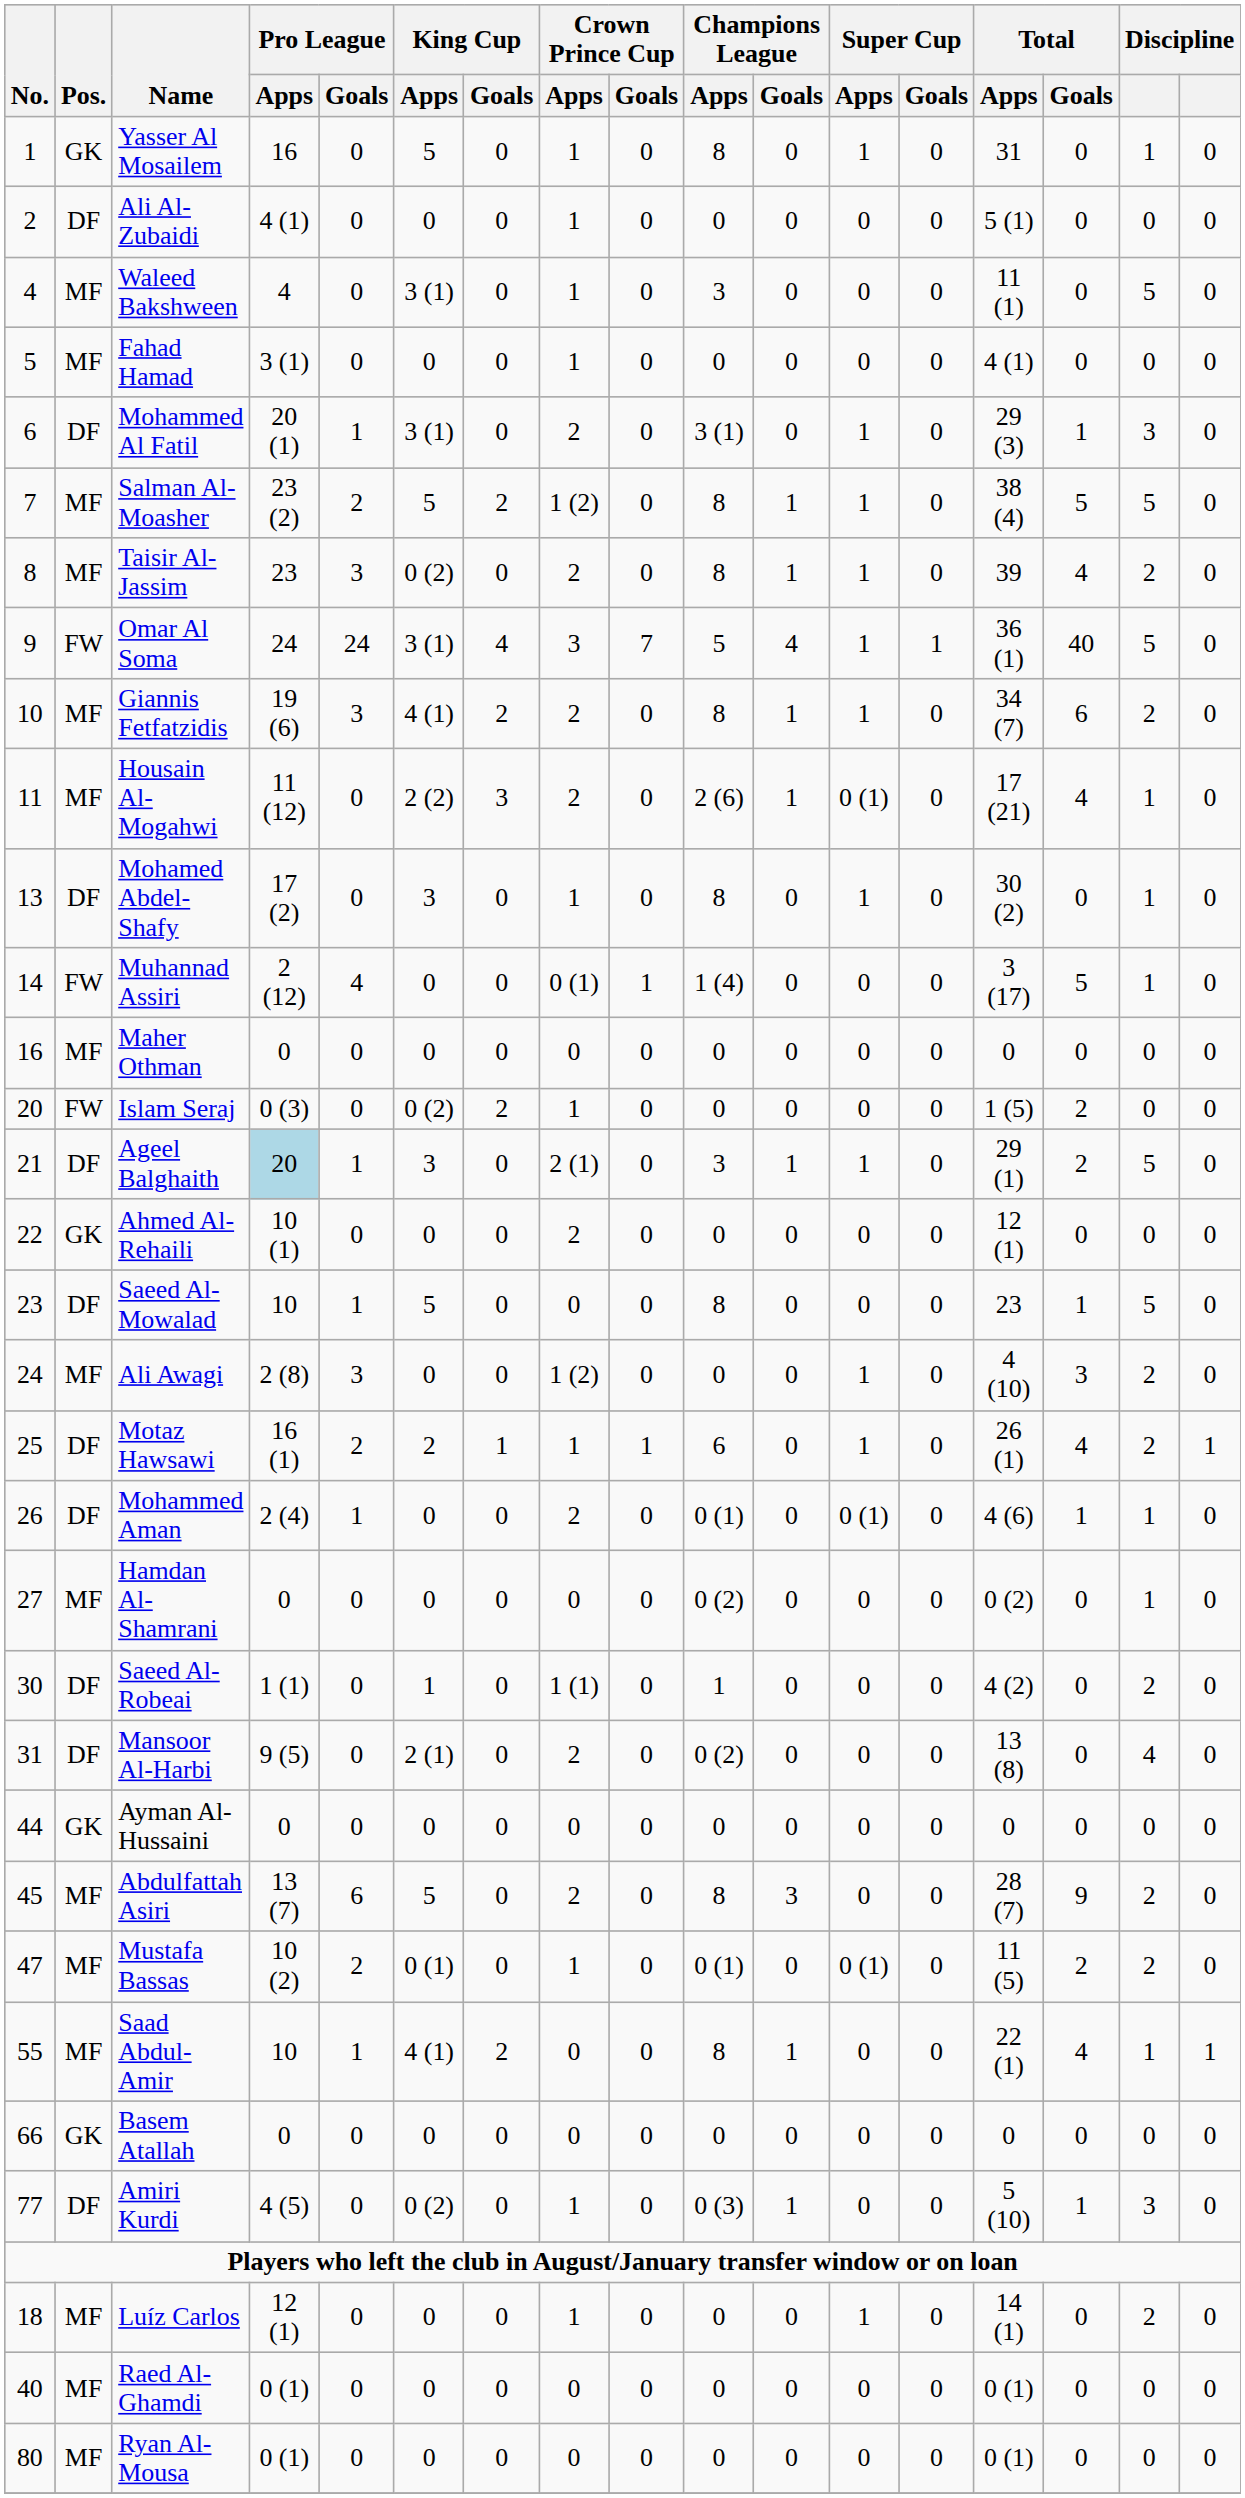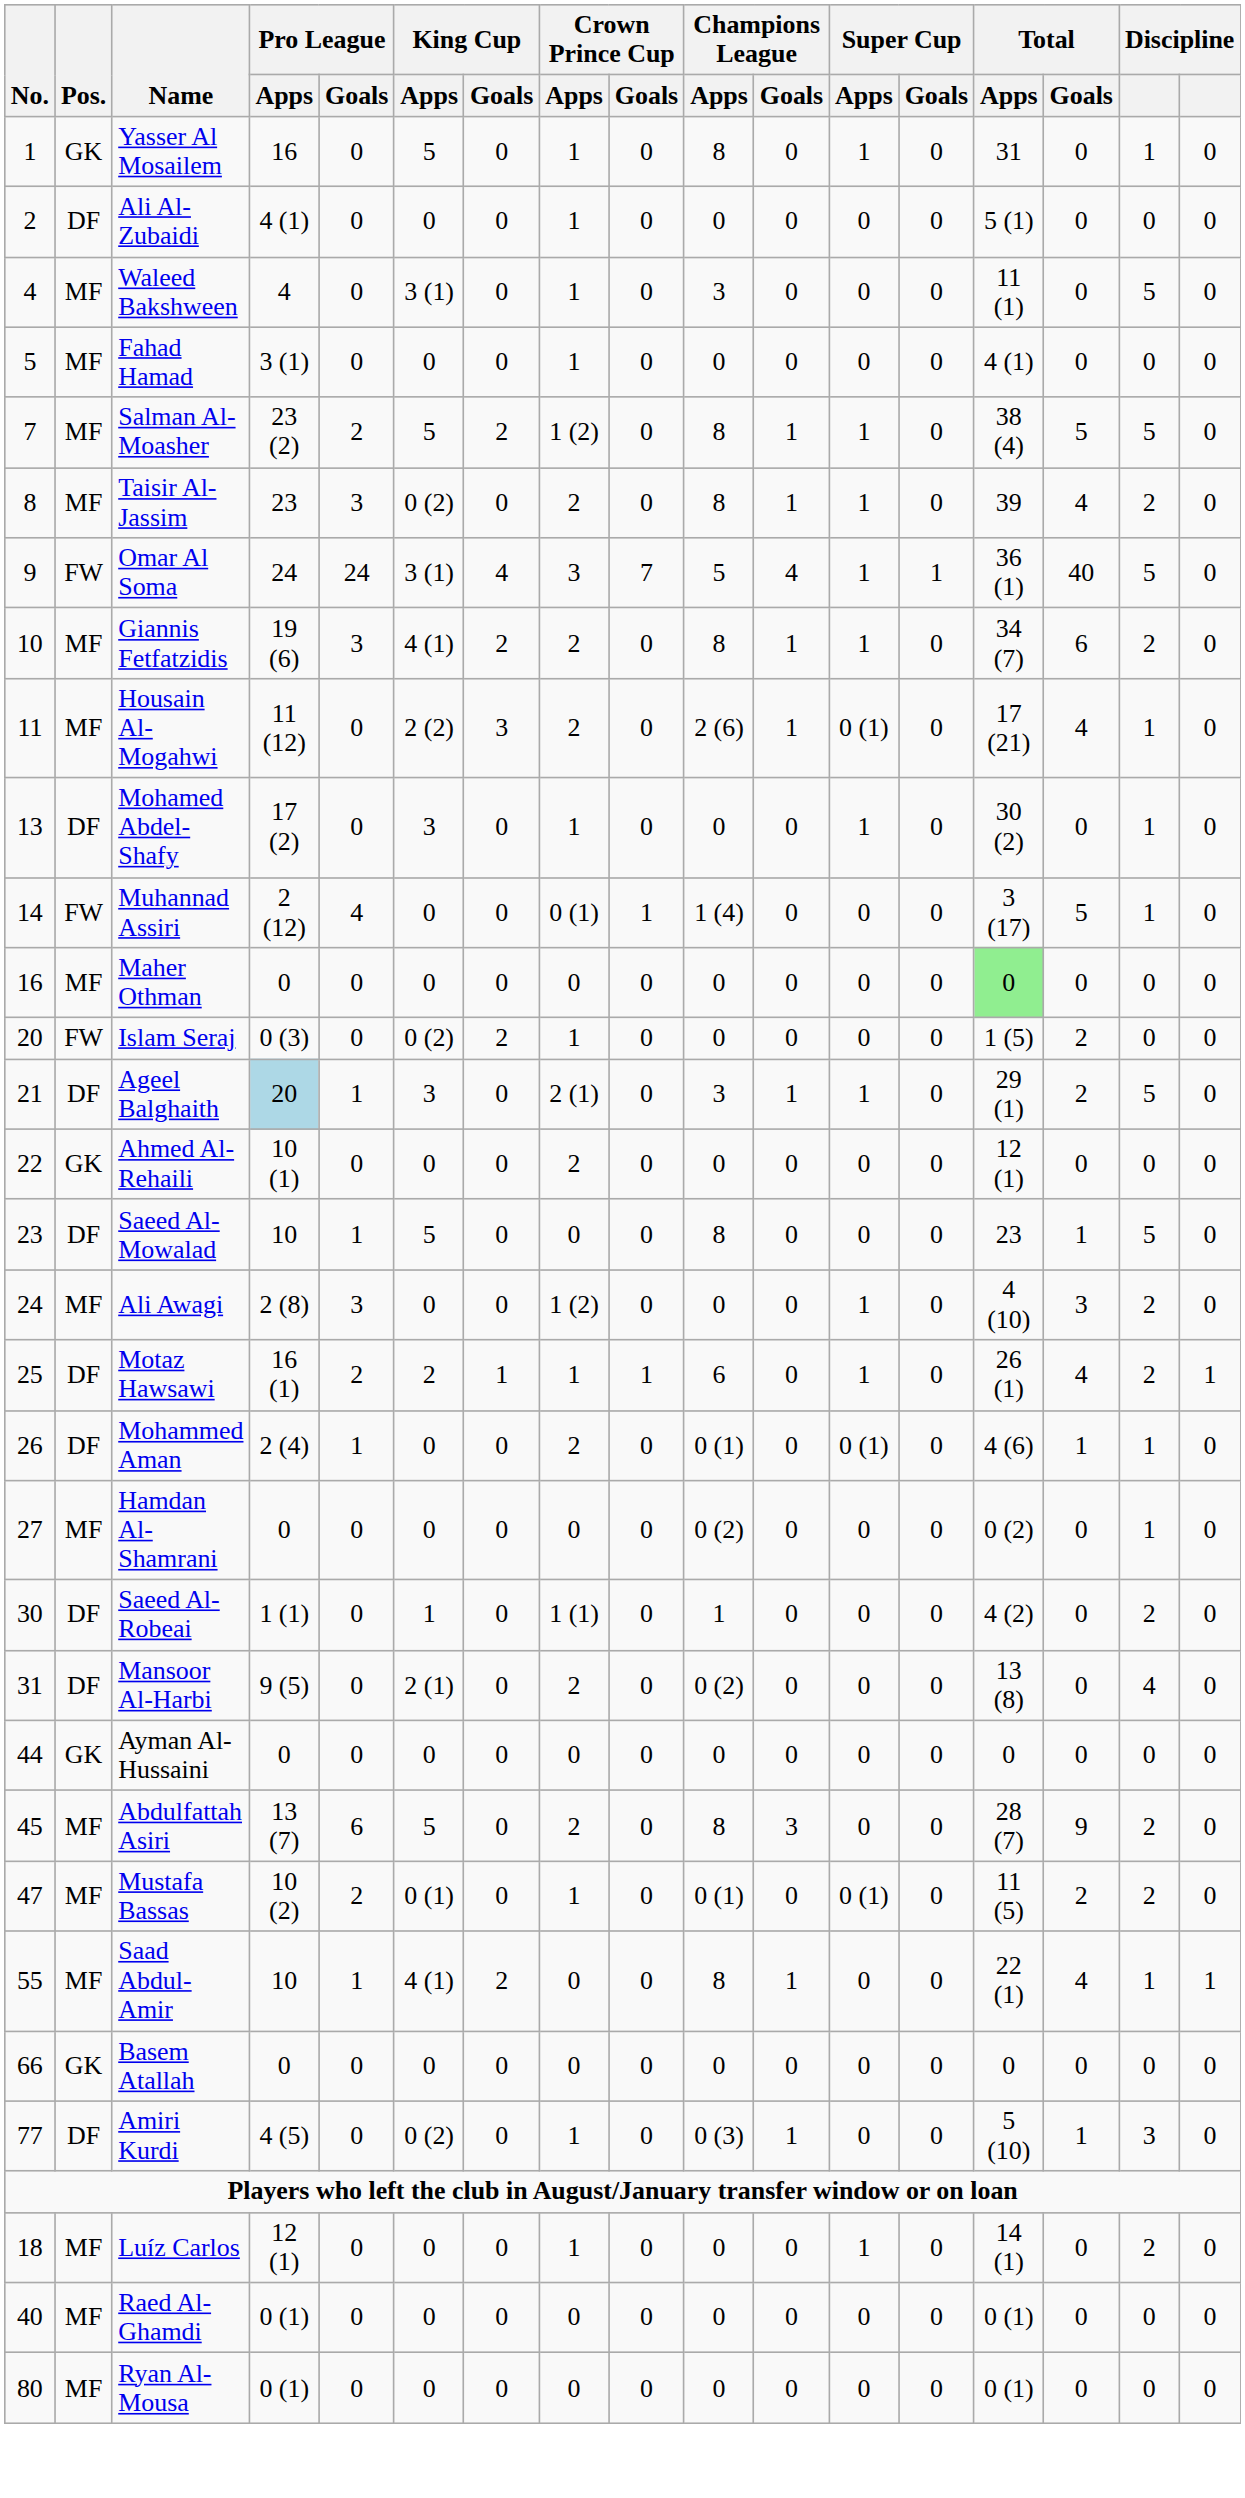- row: (181, 432)
(719, 897) 8 -> (719, 827) 0
(1009, 1052) no background -> (1009, 982) lightgreen background
